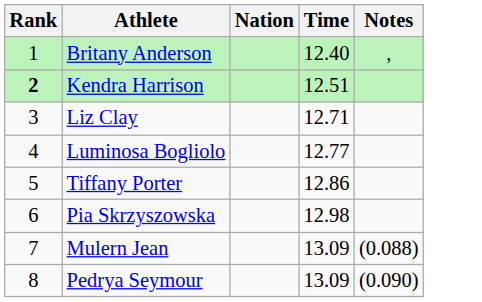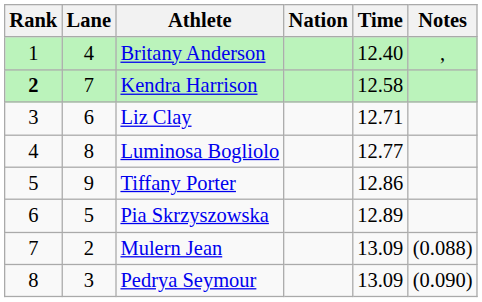+ column: (89, 20)
(326, 85) 12.51 -> (380, 85) 12.58
(326, 215) 12.98 -> (380, 215) 12.89
